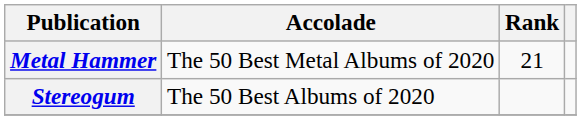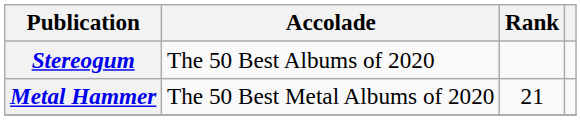rows swapped: (83, 59) <-> (83, 96)
